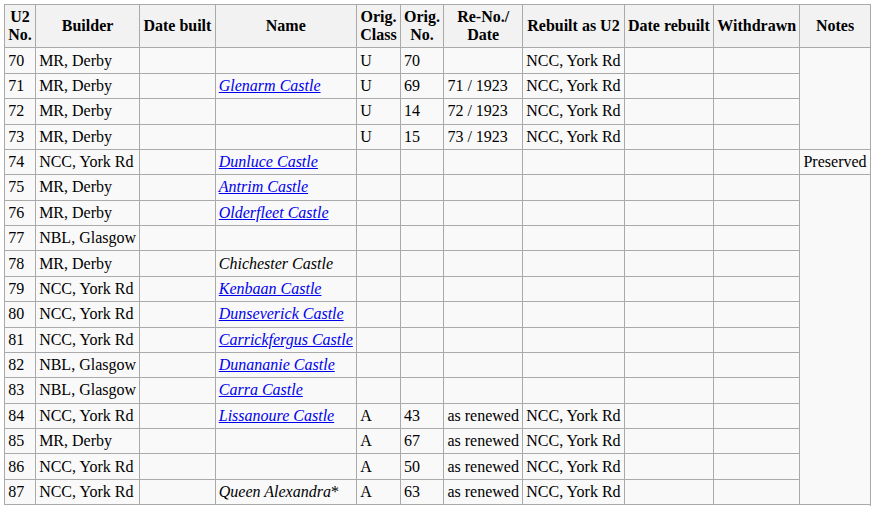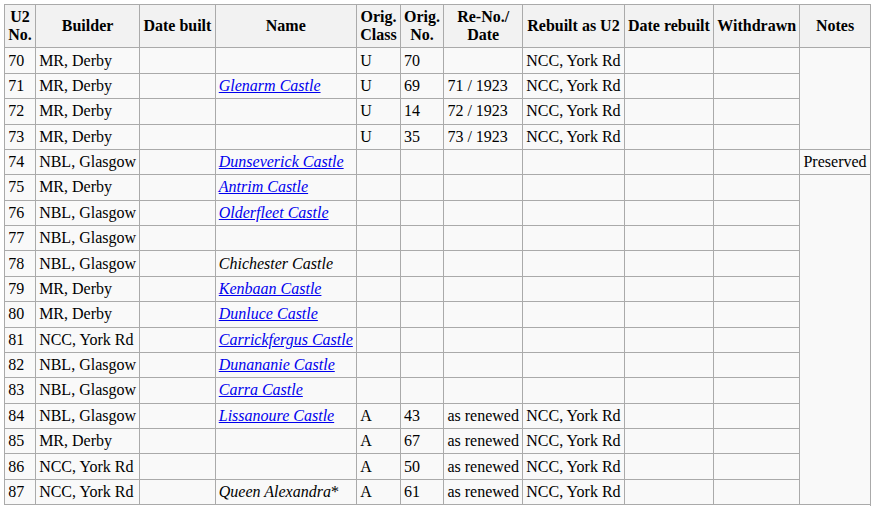(412, 136) 15 -> (412, 136) 35
(86, 162) NCC, York Rd -> (88, 162) NBL, Glasgow
(268, 162) Dunluce Castle -> (281, 162) Dunseverick Castle
(76, 212) MR, Derby -> (88, 212) NBL, Glasgow
(76, 263) MR, Derby -> (88, 263) NBL, Glasgow
(86, 288) NCC, York Rd -> (76, 288) MR, Derby
(86, 314) NCC, York Rd -> (76, 314) MR, Derby
(281, 314) Dunseverick Castle -> (268, 314) Dunluce Castle
(86, 415) NCC, York Rd -> (88, 415) NBL, Glasgow
(412, 491) 63 -> (412, 491) 61
